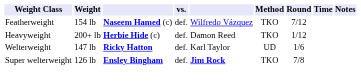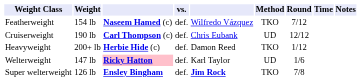+ row: (29, 35)
(128, 47) no background -> (128, 60) pink background
